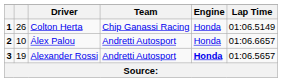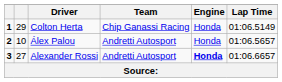(21, 27) 26 -> (21, 27) 29
(252, 41) 01:06.6657 -> (252, 41) 01:06.5657
(21, 56) 19 -> (21, 56) 27
(252, 56) 01:06.5657 -> (252, 56) 01:06.6657
